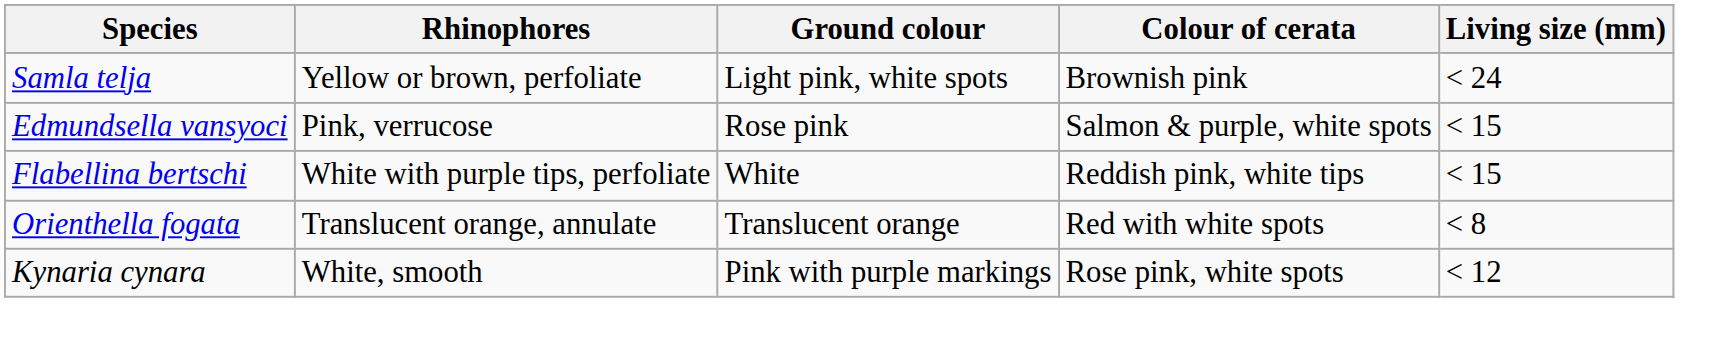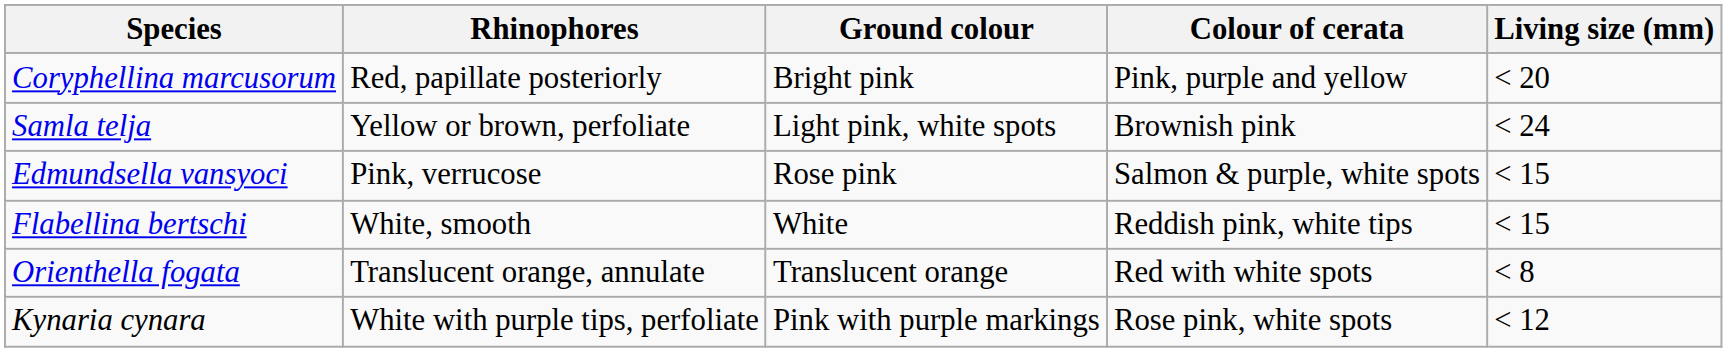+ row: (174, 77)
(506, 175) White with purple tips, perfoliate -> (441, 223) White, smooth
(392, 272) White, smooth -> (554, 321) White with purple tips, perfoliate
